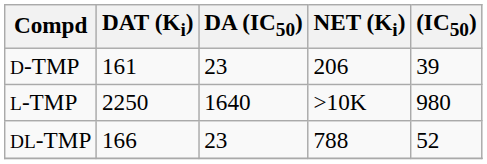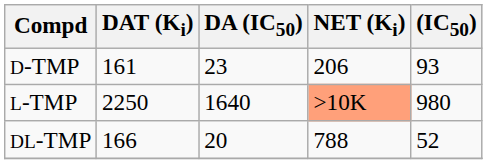(428, 65) 39 -> (428, 65) 93
(340, 102) no background -> (340, 102) lightsalmon background
(216, 139) 23 -> (216, 139) 20
